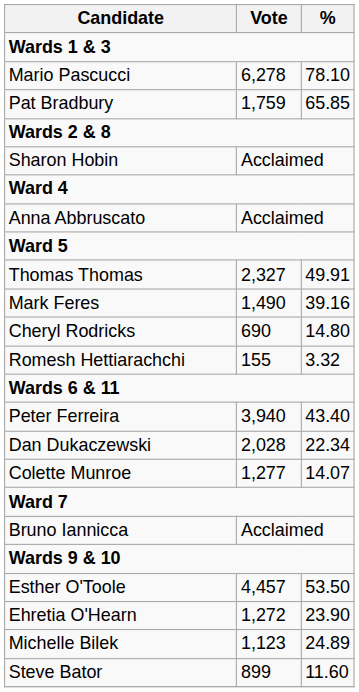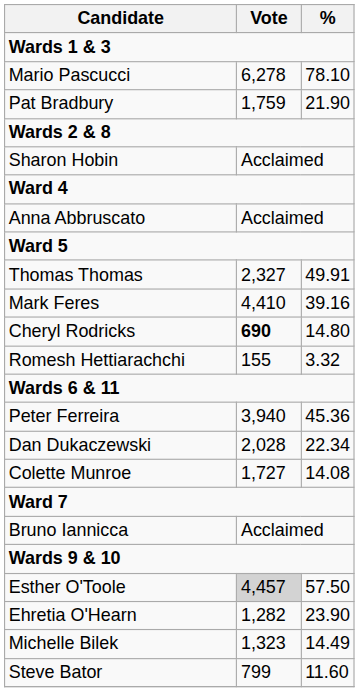(328, 103) 65.85 -> (328, 103) 21.90
(263, 302) 1,490 -> (263, 302) 4,410
(256, 331) normal -> (256, 331) bold
(328, 416) 43.40 -> (328, 416) 45.36
(263, 473) 1,277 -> (263, 473) 1,727
(328, 473) 14.07 -> (328, 473) 14.08
(263, 587) no background -> (263, 587) lightgrey background
(328, 587) 53.50 -> (328, 587) 57.50
(263, 615) 1,272 -> (263, 615) 1,282
(263, 643) 1,123 -> (263, 643) 1,323
(328, 643) 24.89 -> (328, 643) 14.49
(256, 672) 899 -> (256, 672) 799
